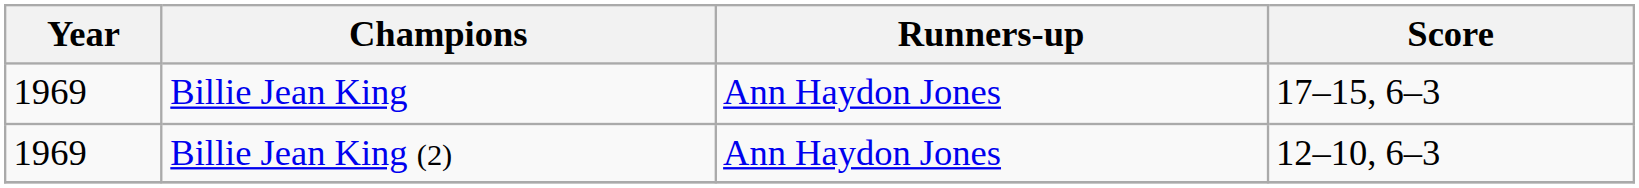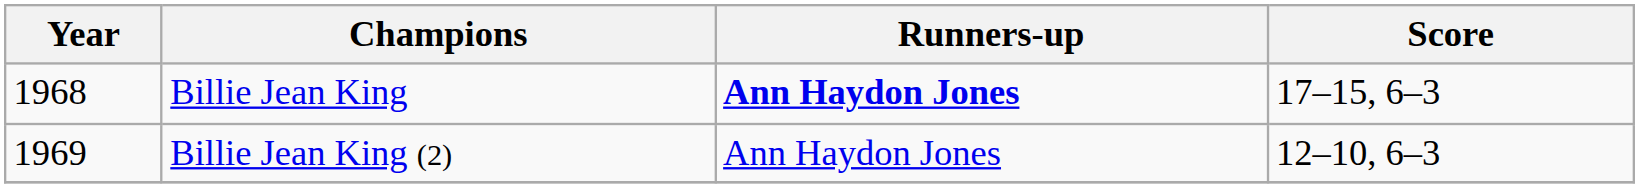(50, 92) 1969 -> (50, 92) 1968
(862, 92) normal -> (871, 92) bold
